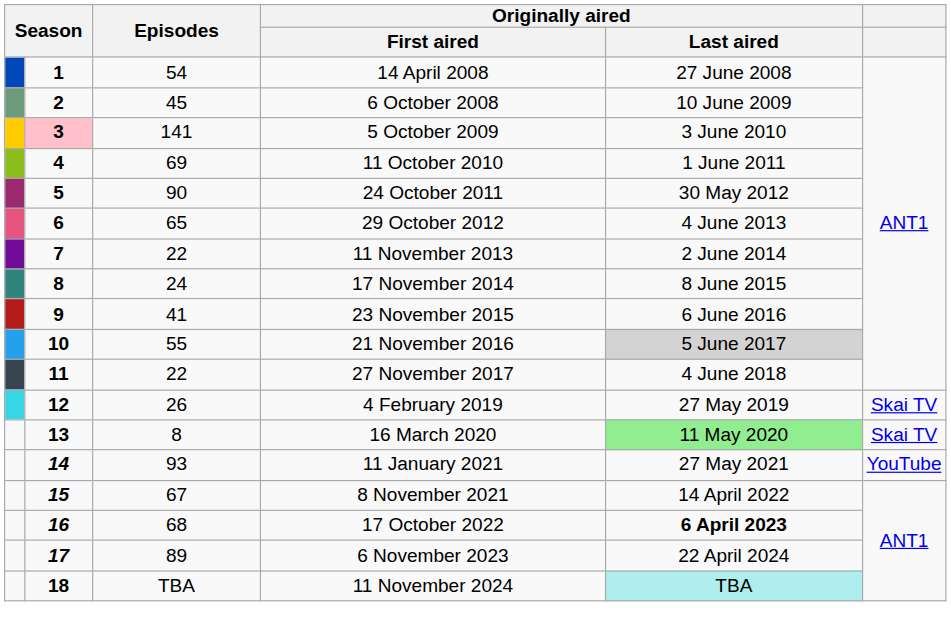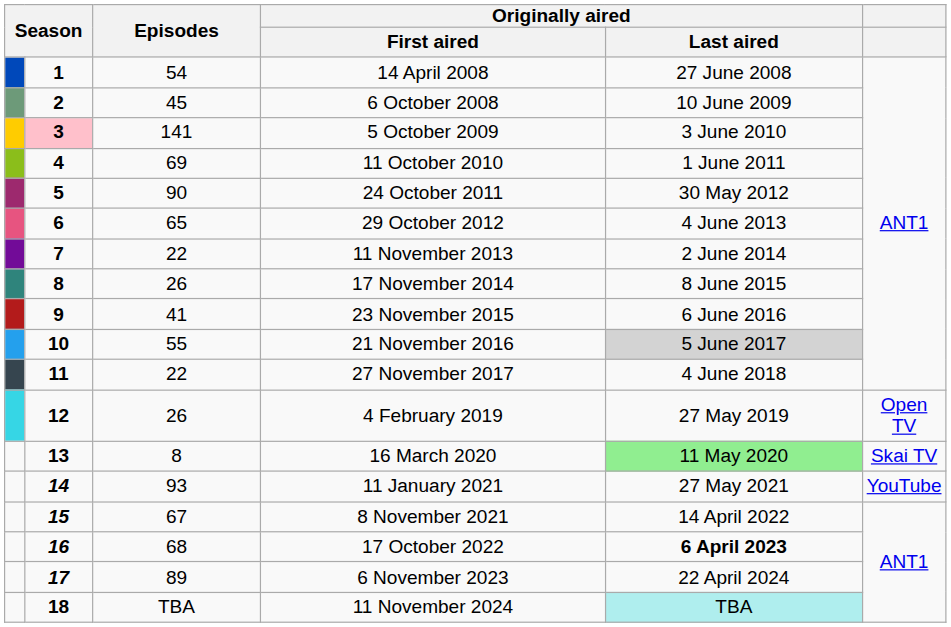(177, 283) 24 -> (177, 283) 26
(904, 404) Skai TV -> (904, 415) Open TV
